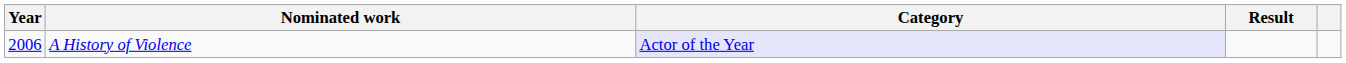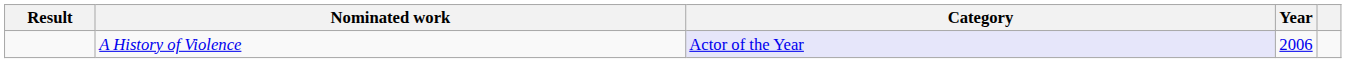columns swapped: (25, 17) <-> (1271, 17)
